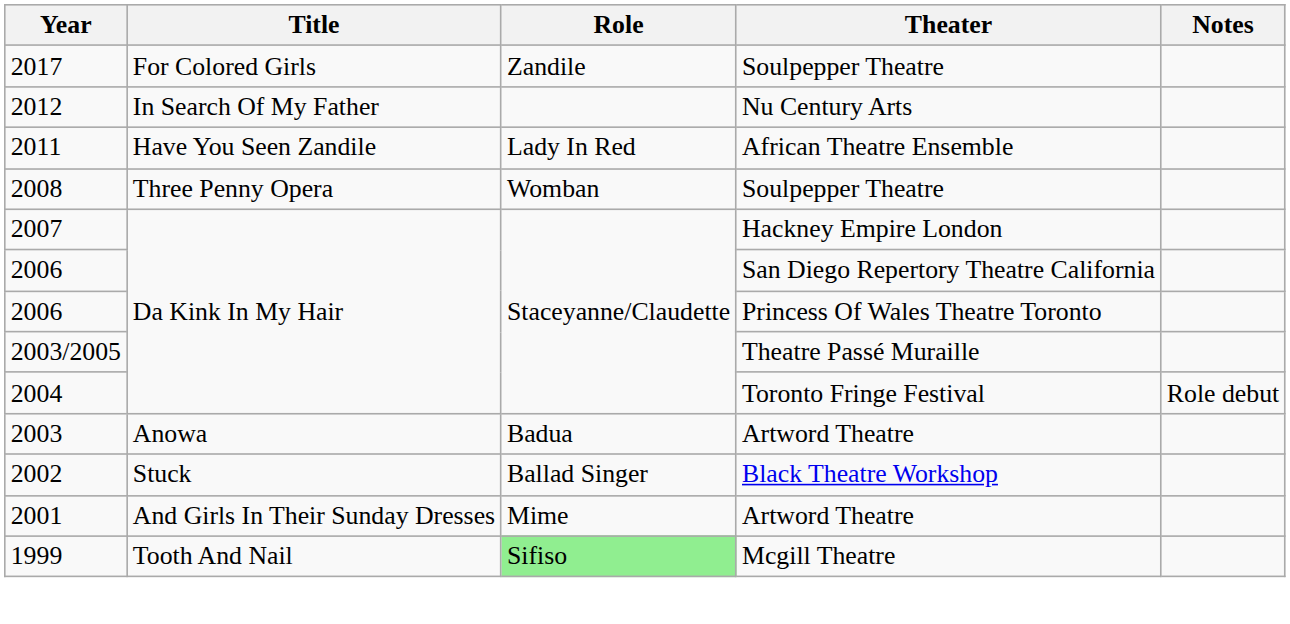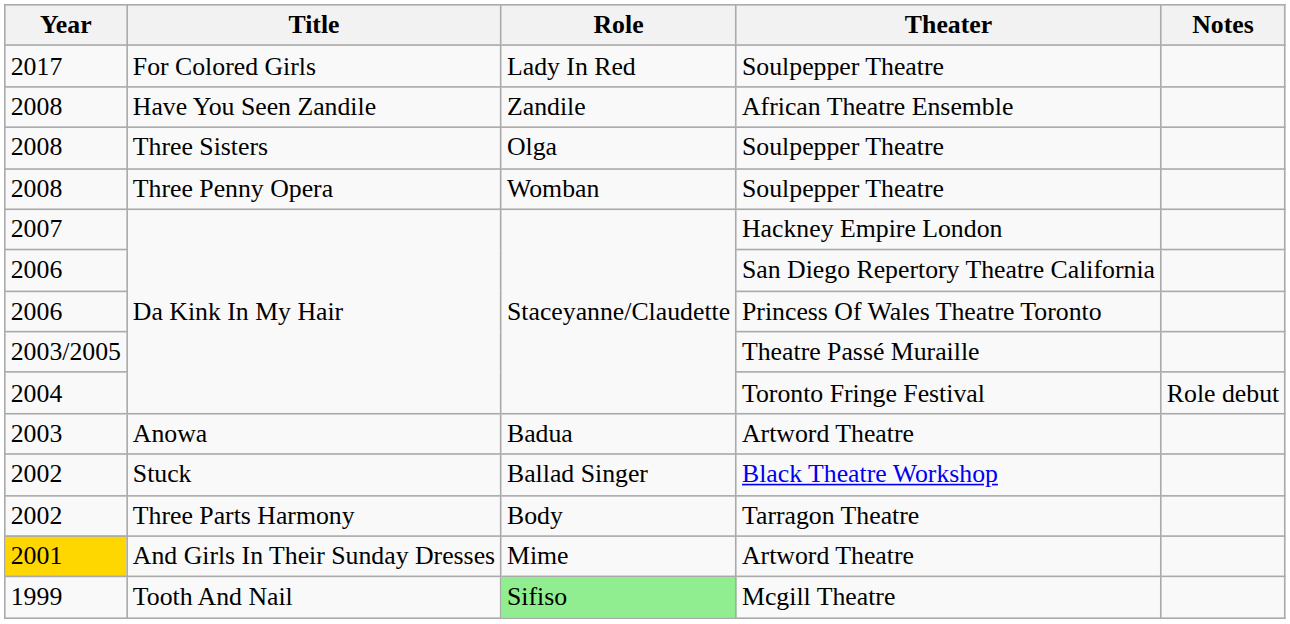(546, 65) Zandile -> (571, 65) Lady In Red
- row: (256, 106)
(36, 147) 2011 -> (37, 106) 2008
(571, 147) Lady In Red -> (546, 106) Zandile
+ row: (200, 147)
+ row: (244, 515)
(37, 515) no background -> (37, 556) gold background
